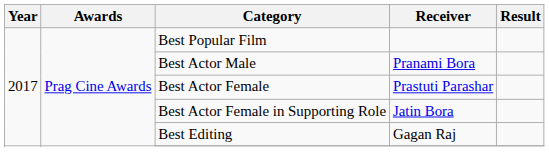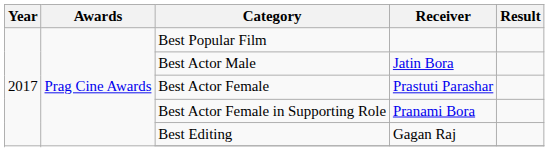(434, 63) Pranami Bora -> (423, 63) Jatin Bora
(423, 110) Jatin Bora -> (434, 110) Pranami Bora
